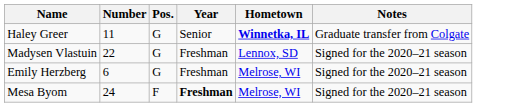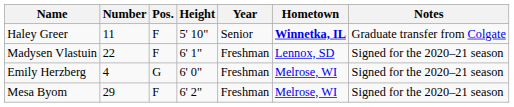+ column: (197, 14)
(157, 33) G -> (156, 33) F
(157, 53) G -> (156, 53) F
(106, 72) 6 -> (106, 72) 4
(109, 92) 24 -> (109, 92) 29
(206, 92) bold -> (245, 92) normal
